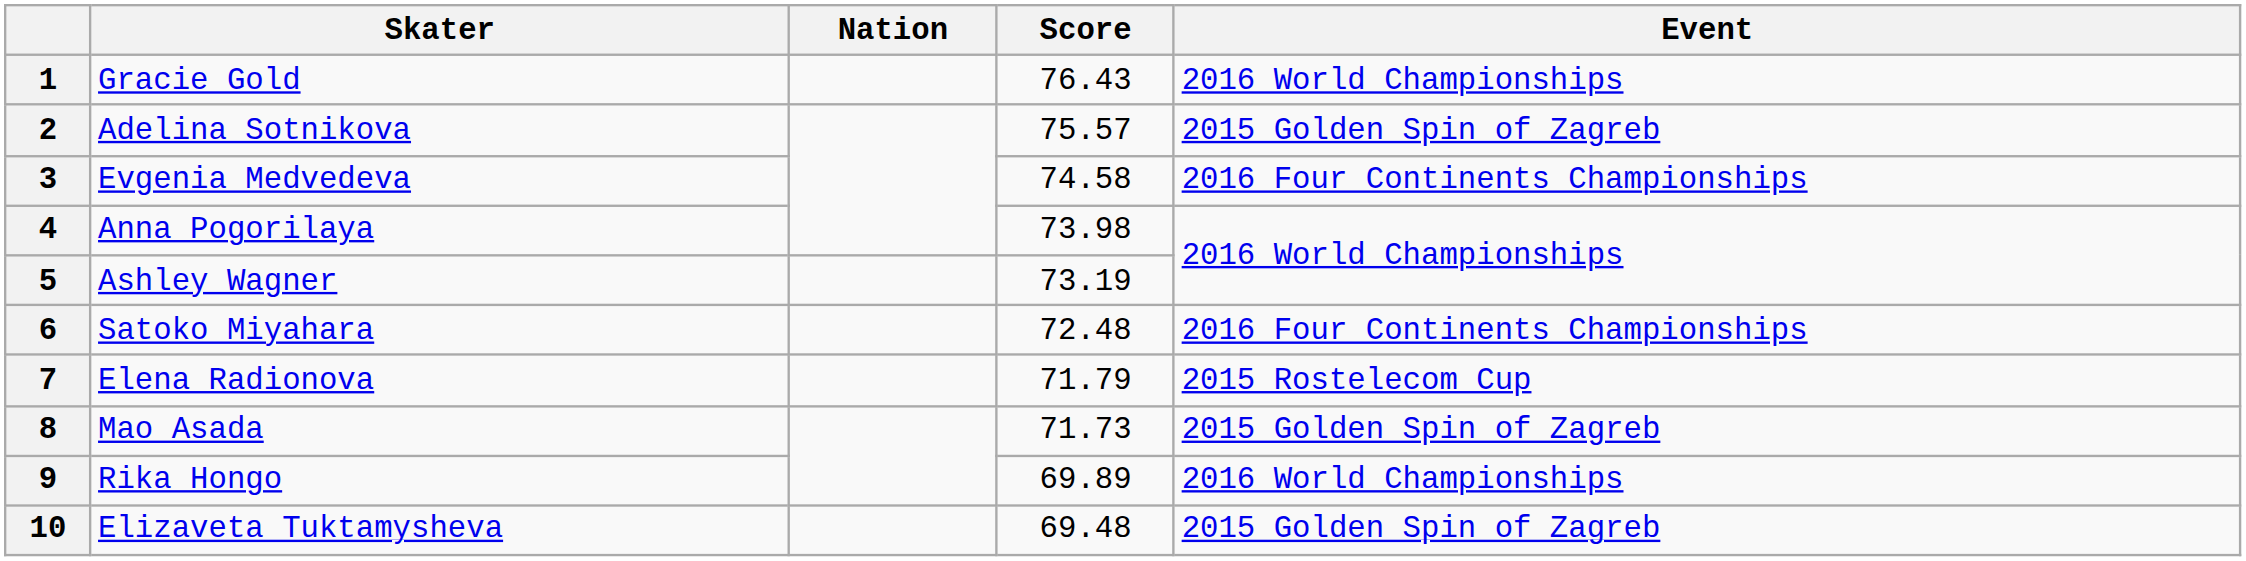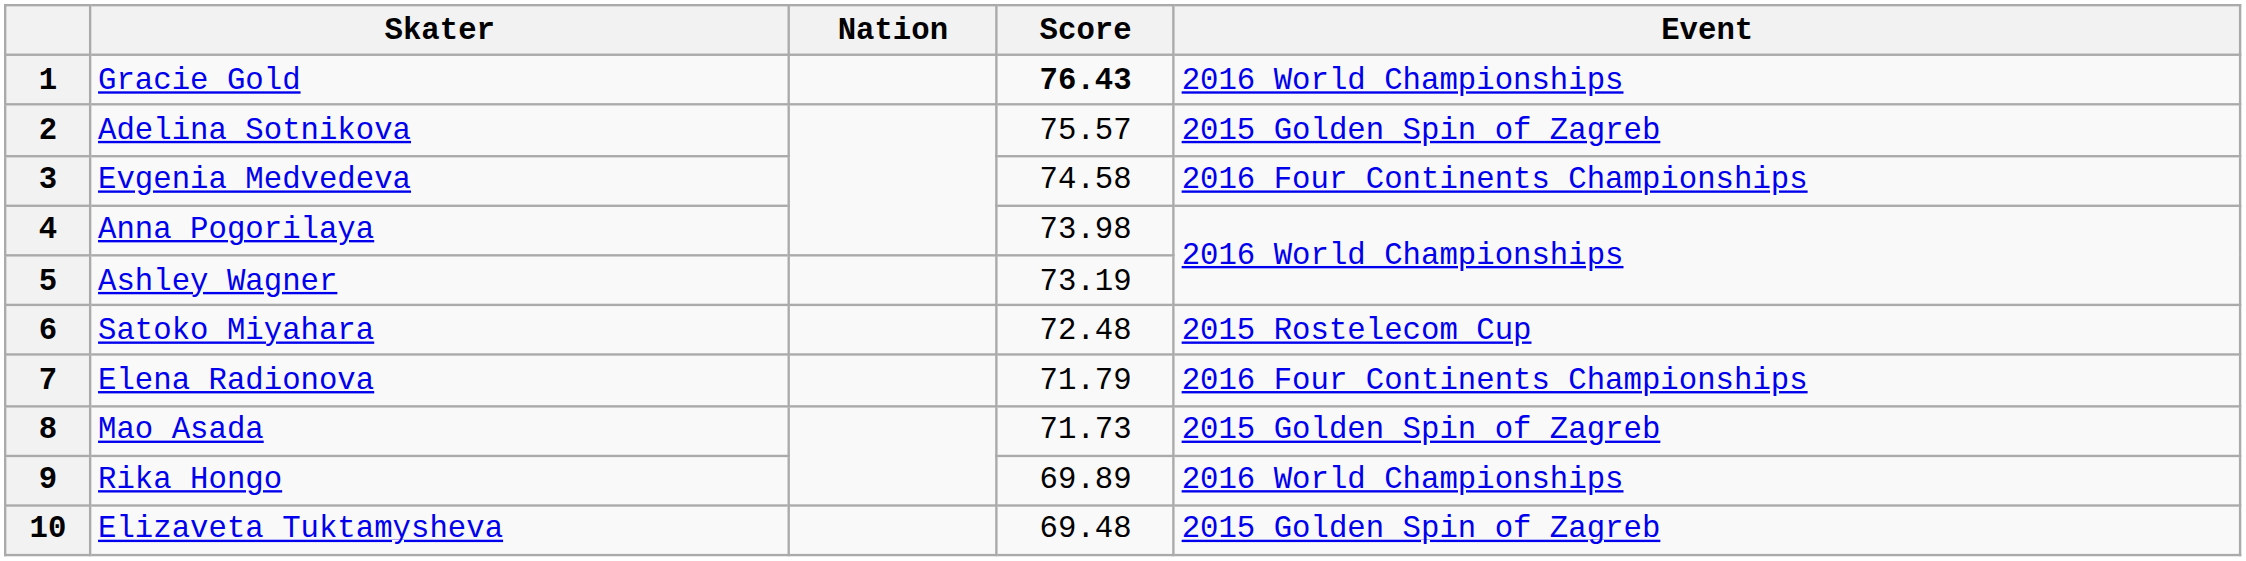(1086, 80) normal -> (1086, 80) bold
(1495, 330) 2016 Four Continents Championships -> (1357, 330) 2015 Rostelecom Cup
(1357, 380) 2015 Rostelecom Cup -> (1495, 380) 2016 Four Continents Championships
